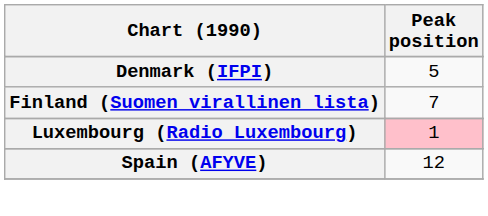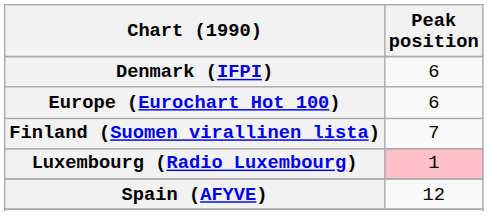(434, 72) 5 -> (434, 72) 6
+ row: (195, 103)
